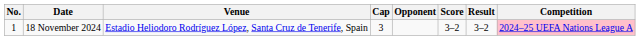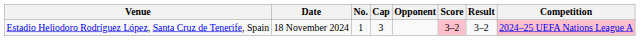columns swapped: (14, 12) <-> (237, 12)
(452, 27) no background -> (452, 27) pink background
